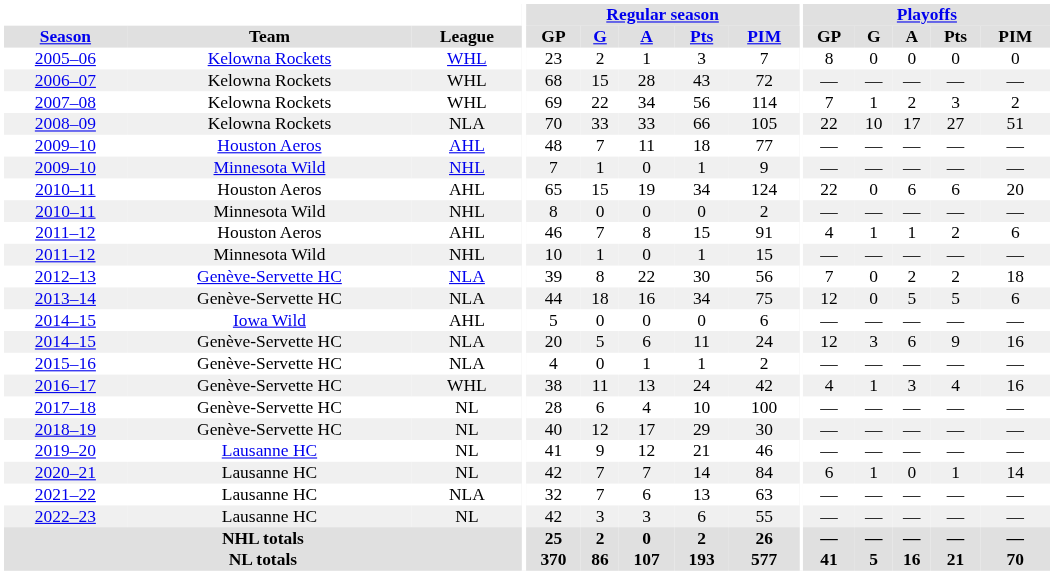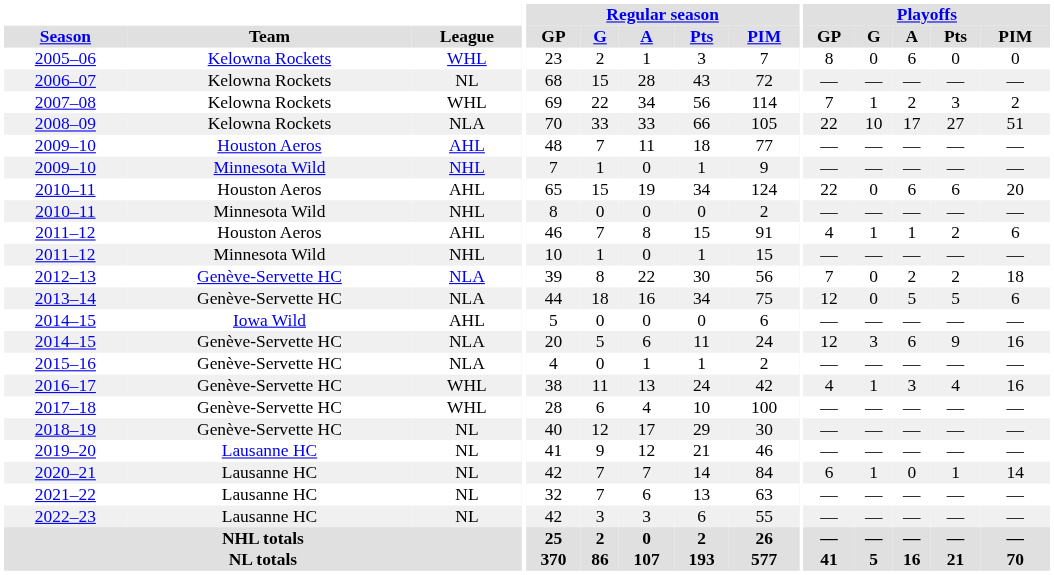(912, 58) 0 -> (912, 58) 6
(467, 80) WHL -> (467, 80) NL
(467, 407) NL -> (467, 407) WHL
(467, 494) NLA -> (467, 494) NL
